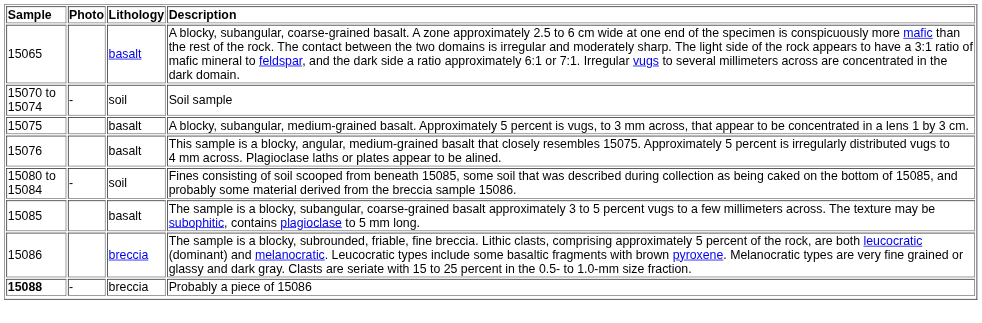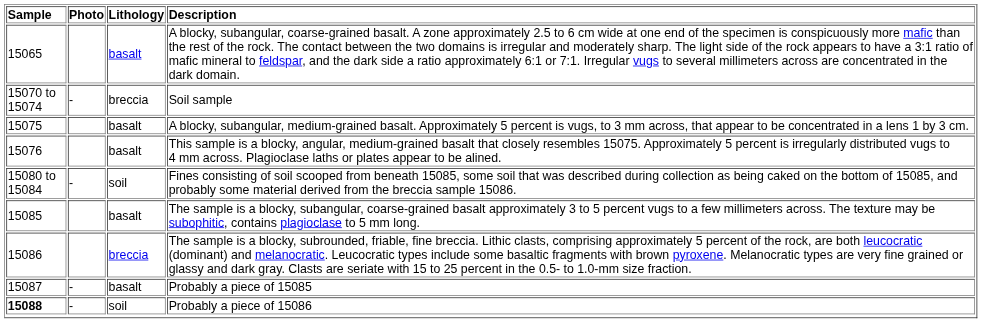(118, 100) soil -> (128, 100) breccia
+ row: (240, 287)
(128, 287) breccia -> (118, 305) soil
